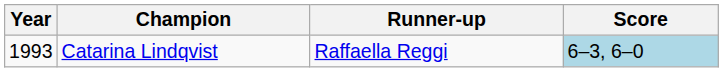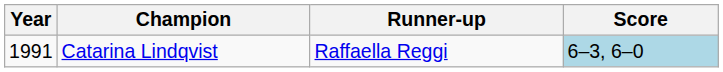(31, 50) 1993 -> (31, 50) 1991
